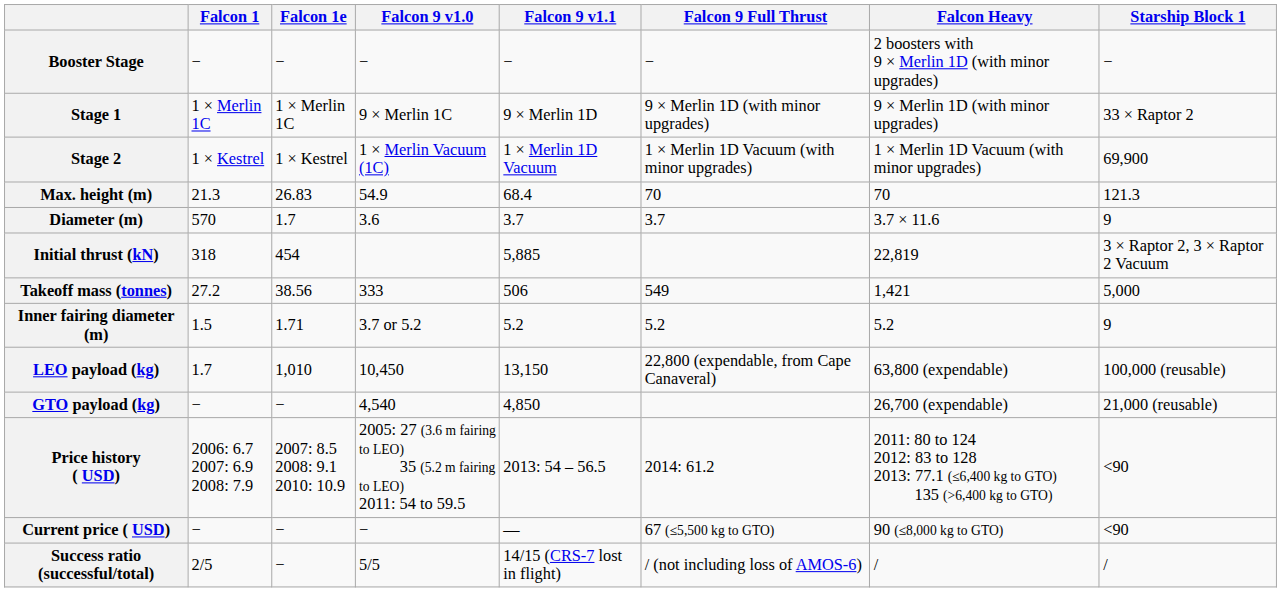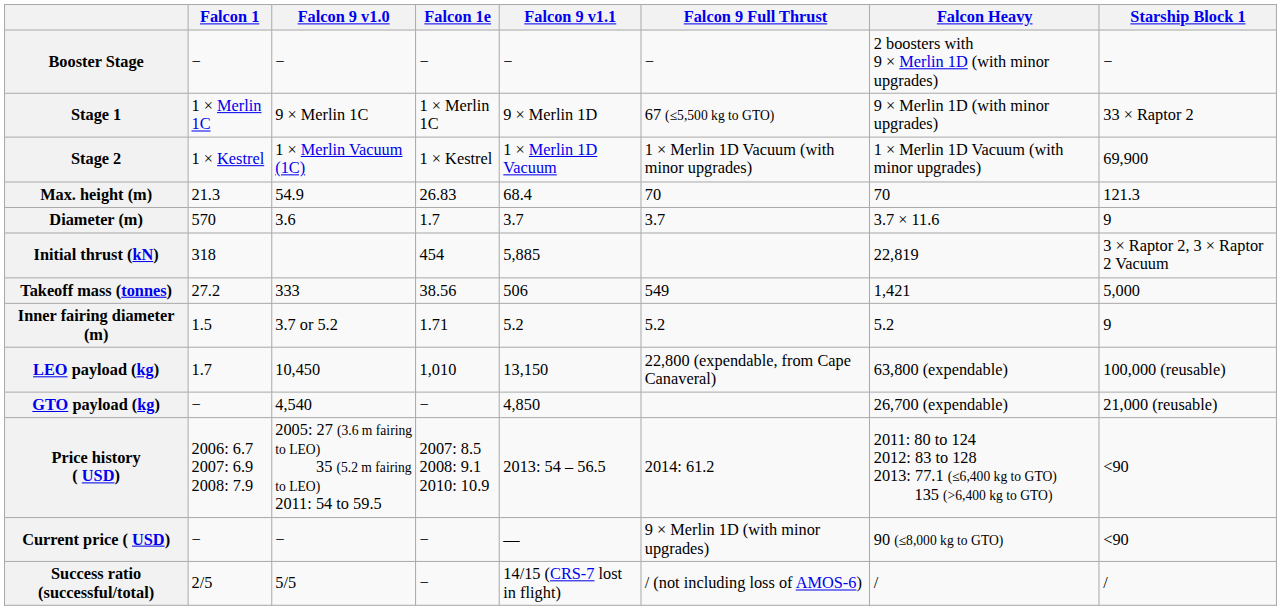columns swapped: (313, 17) <-> (427, 17)
(733, 115) 9 × Merlin 1D (with minor upgrades) -> (710, 115) 67 (≤5,500 kg to GTO)
(710, 529) 67 (≤5,500 kg to GTO) -> (733, 539) 9 × Merlin 1D (with minor upgrades)
